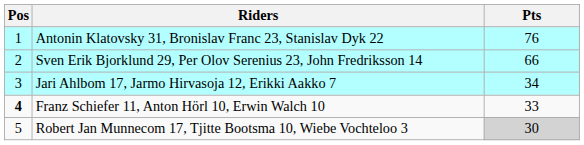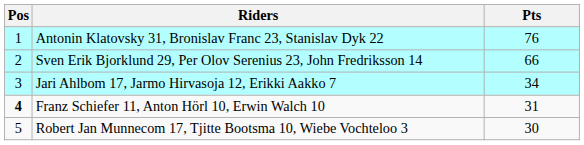(532, 106) 33 -> (532, 106) 31
(532, 128) lightgrey background -> (532, 128) no background
